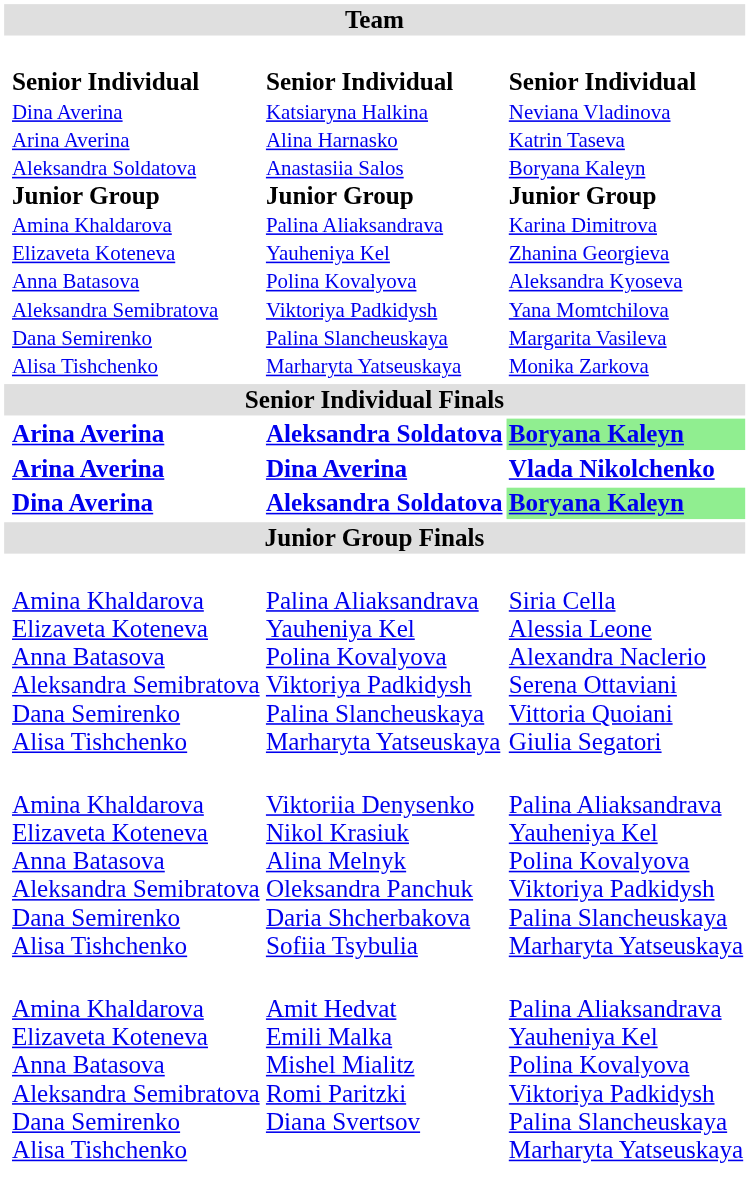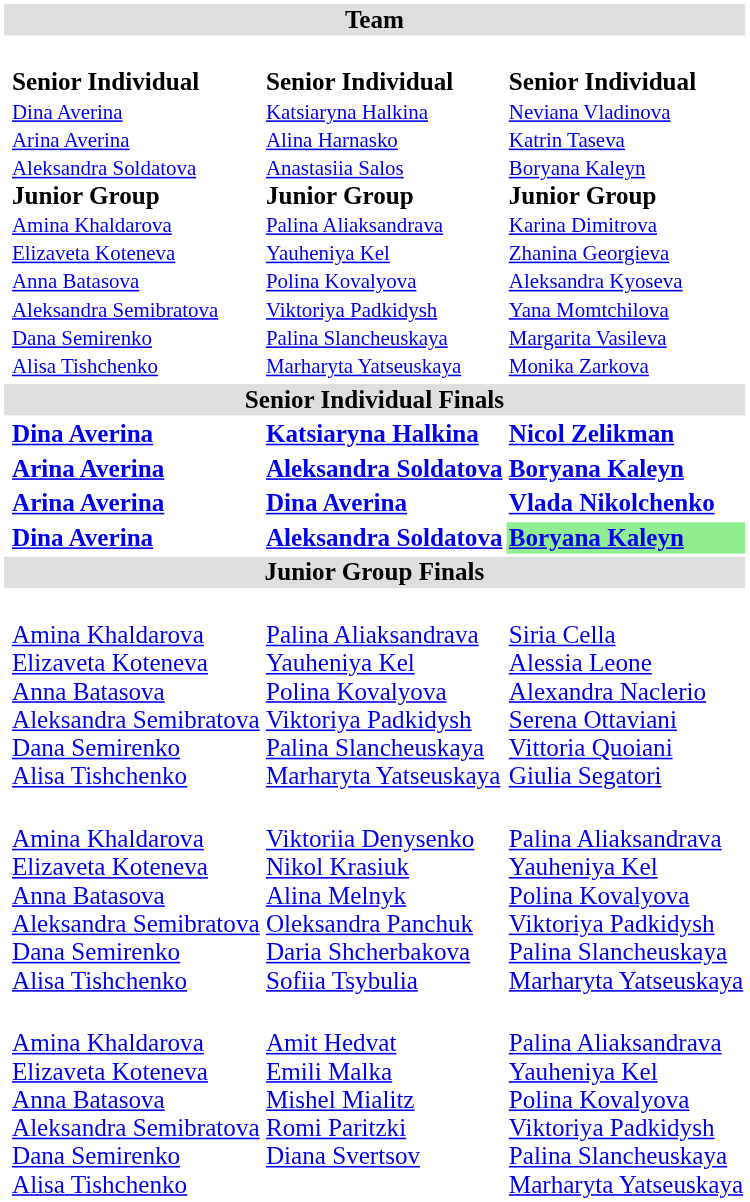+ row: (83, 434)
(596, 434) lightgreen background -> (596, 468) no background
